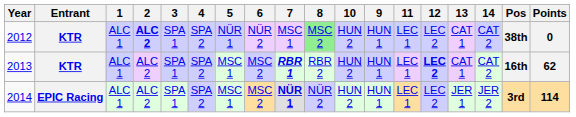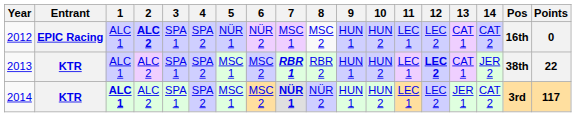columns swapped: (379, 13) <-> (350, 13)
(70, 37) KTR -> (70, 37) EPIC Racing
(320, 37) lightgreen background -> (321, 37) no background
(516, 37) 38th -> (517, 37) 16th
(489, 66) CAT 2 -> (490, 66) JER 2
(516, 66) 16th -> (517, 66) 38th
(550, 66) 62 -> (551, 66) 22
(70, 96) EPIC Racing -> (70, 96) KTR
(120, 96) normal -> (120, 96) bold
(489, 96) JER 2 -> (490, 96) CAT 2
(550, 96) 114 -> (551, 96) 117
